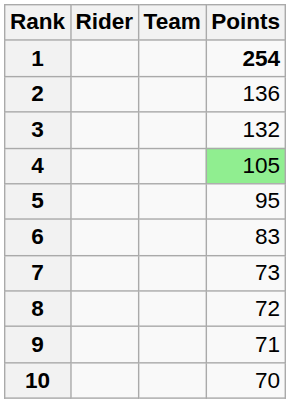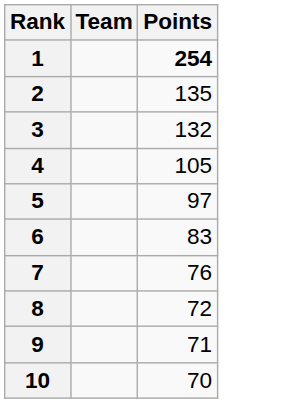- column: (104, 22)
(261, 93) 136 -> (193, 93) 135
(261, 165) lightgreen background -> (193, 165) no background
(268, 201) 95 -> (200, 201) 97
(268, 272) 73 -> (200, 272) 76
